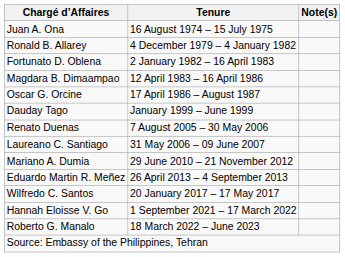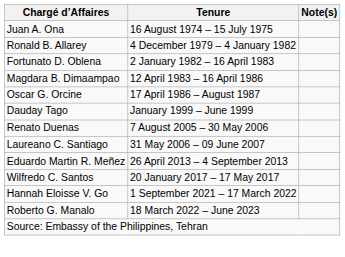- row: (48, 161)
